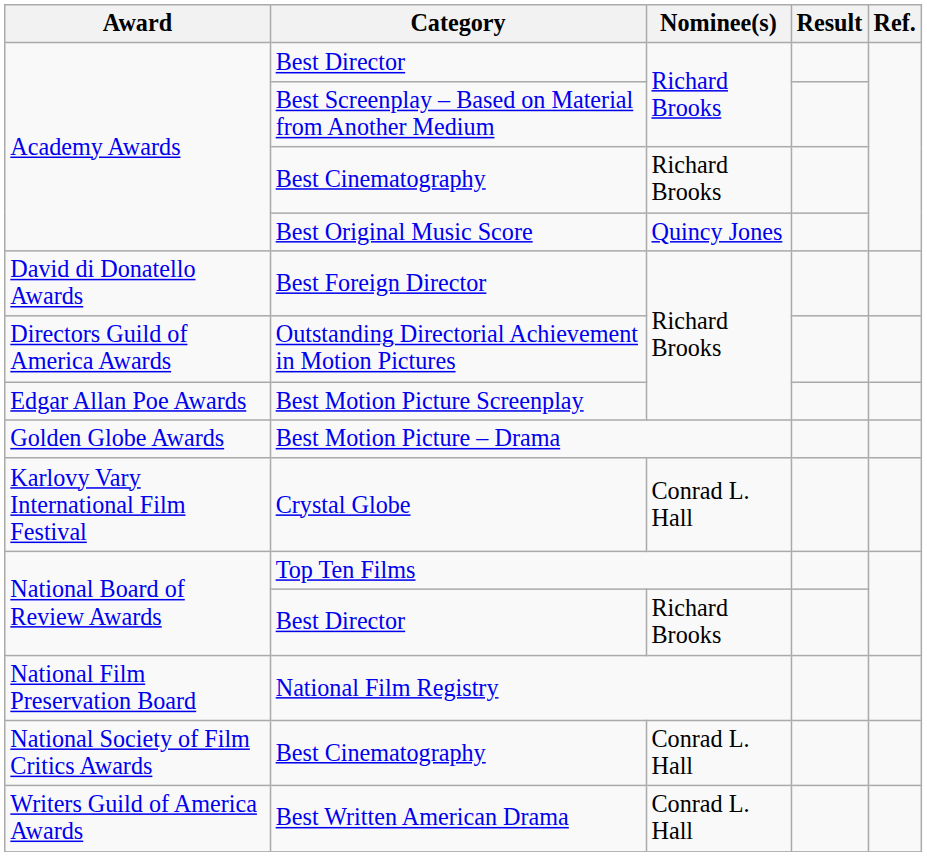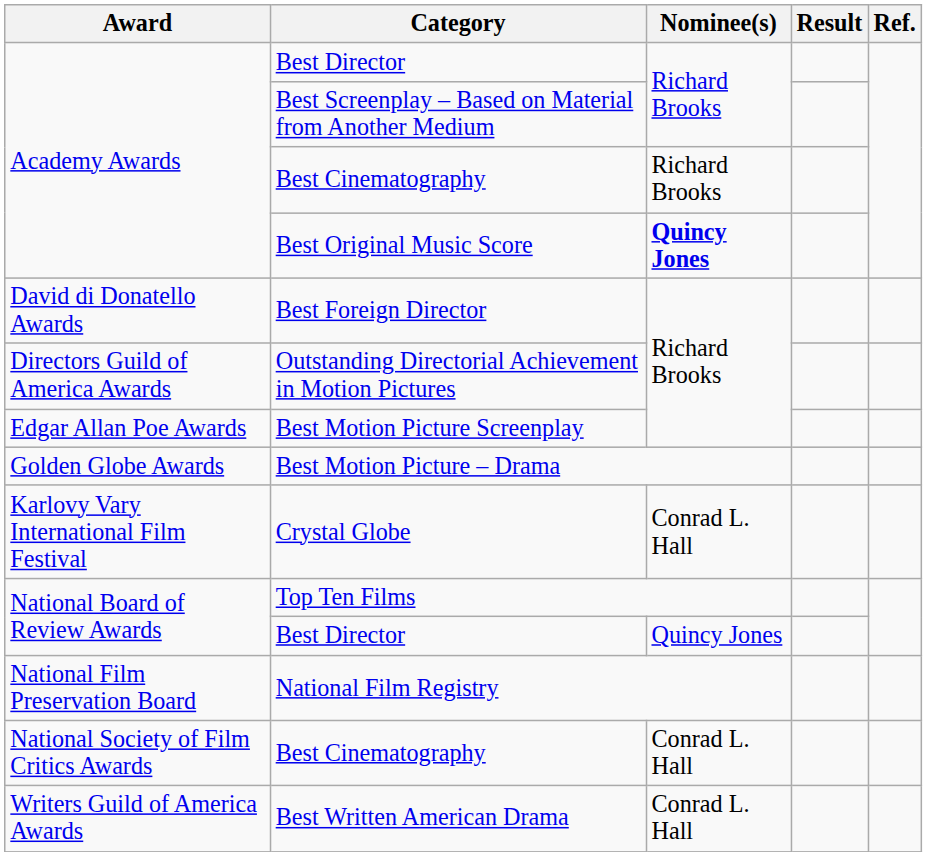(717, 231) normal -> (689, 244) bold
(690, 621) Richard Brooks -> (717, 635) Quincy Jones
